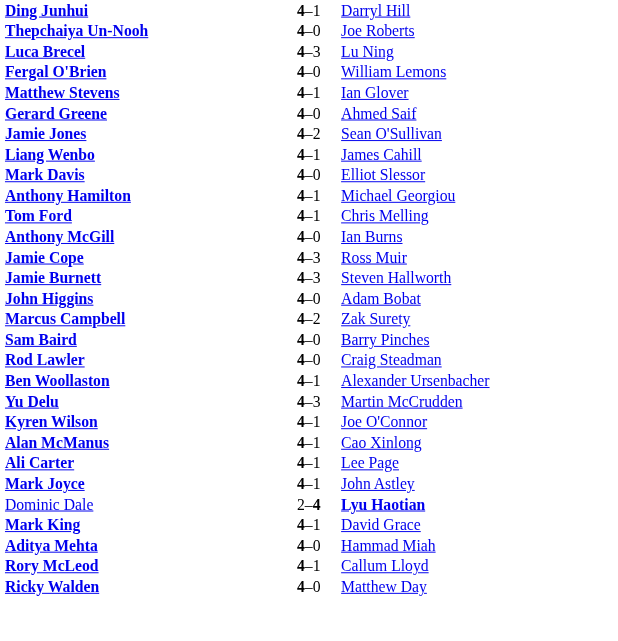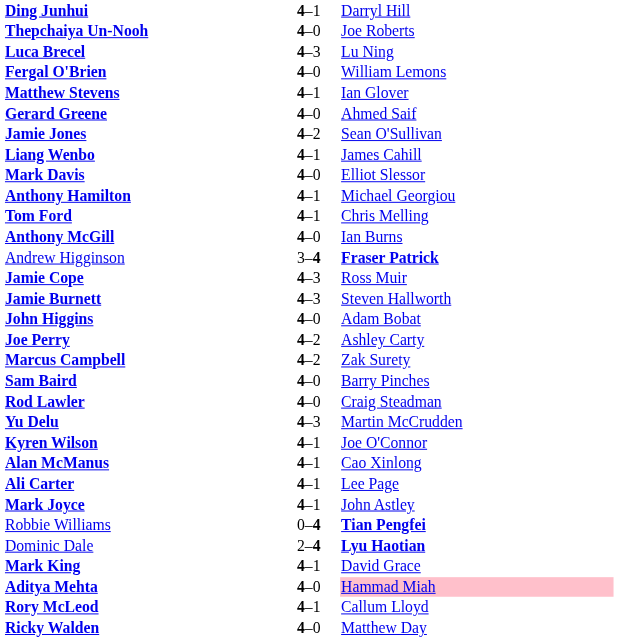+ row: (65, 257)
+ row: (37, 340)
- row: (57, 381)
+ row: (58, 525)
(388, 545) no background -> (388, 586) pink background
